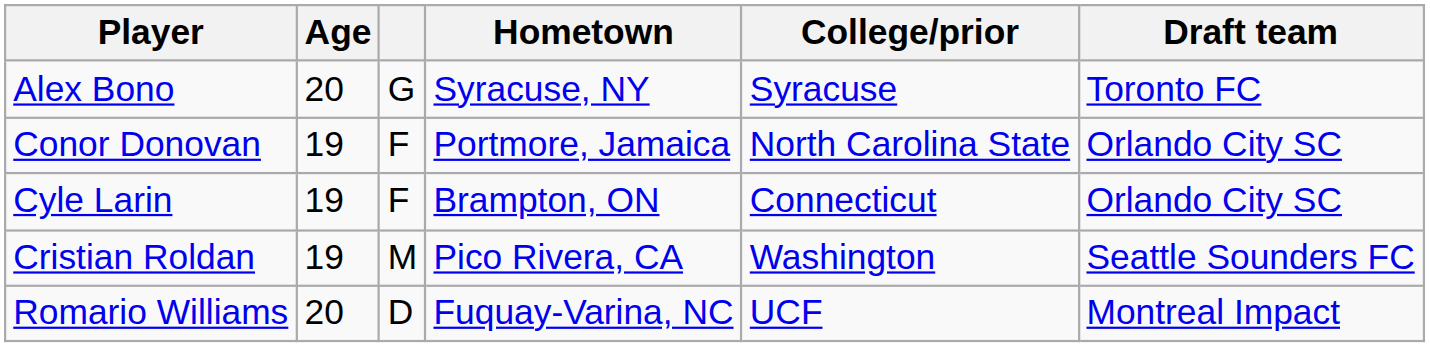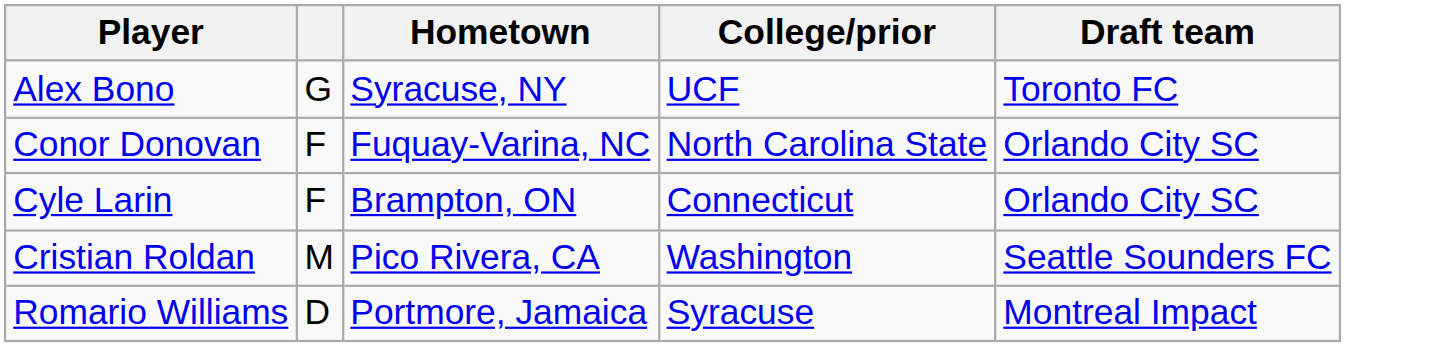- column: (338, 32)
(824, 88) Syracuse -> (703, 88) UCF
(582, 144) Portmore, Jamaica -> (500, 144) Fuquay-Varina, NC
(583, 312) Fuquay-Varina, NC -> (499, 312) Portmore, Jamaica
(786, 312) UCF -> (740, 312) Syracuse
